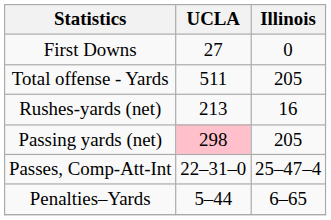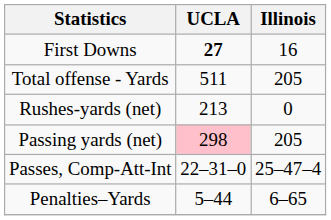(213, 49) normal -> (213, 49) bold
(288, 49) 0 -> (288, 49) 16
(288, 109) 16 -> (288, 109) 0
